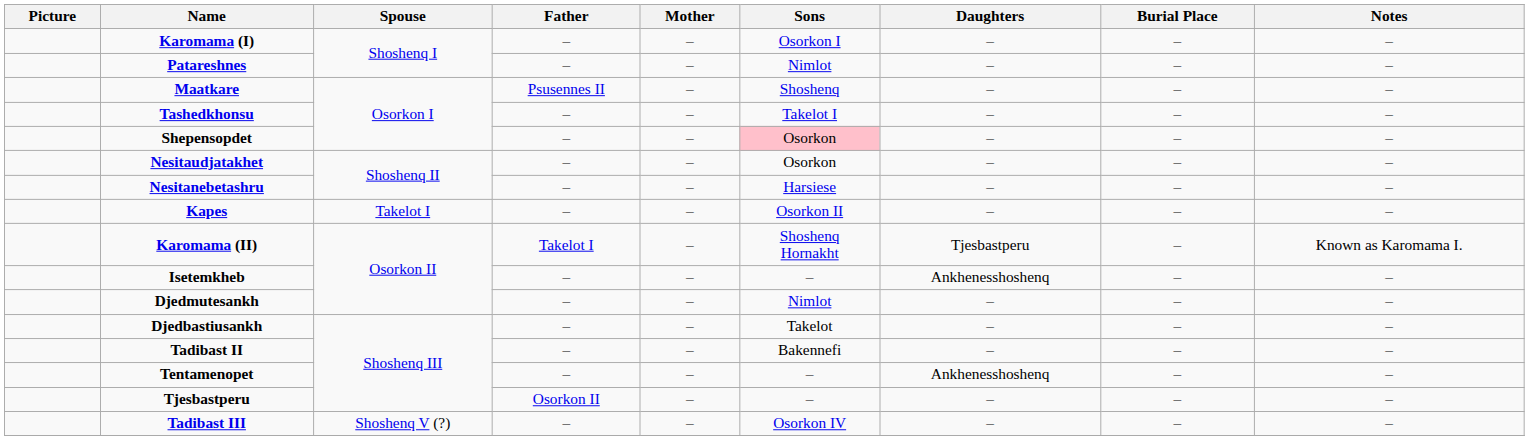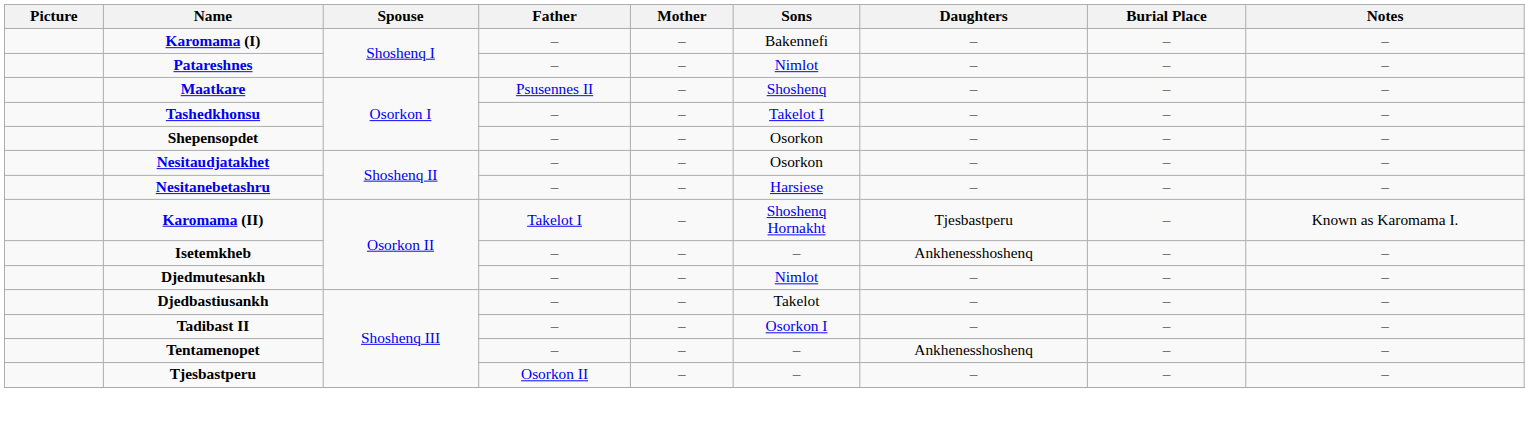(810, 41) Osorkon I -> (797, 41) Bakennefi
(810, 138) pink background -> (797, 138) no background
- row: (207, 211)
(810, 350) Bakennefi -> (797, 326) Osorkon I
- row: (207, 423)
